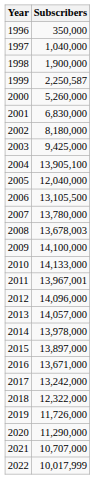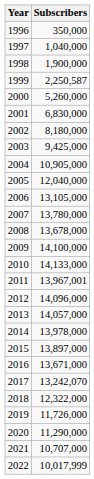(63, 164) 13,905,100 -> (63, 164) 10,905,000
(63, 197) 13,105,500 -> (63, 197) 13,105,000
(63, 231) 13,678,003 -> (63, 231) 13,678,000
(63, 381) 13,242,000 -> (63, 381) 13,242,070
